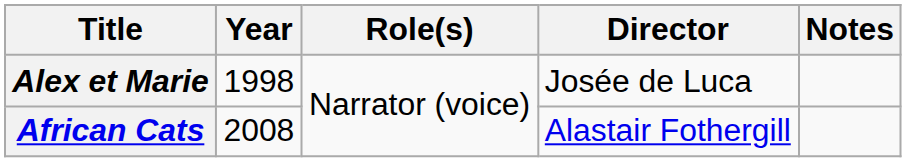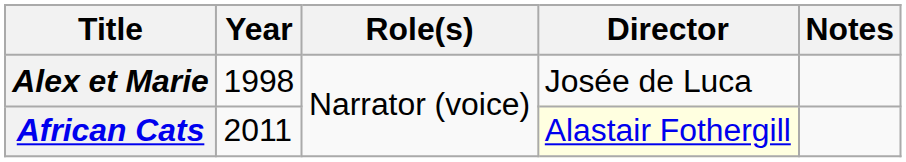(259, 130) 2008 -> (258, 130) 2011
(668, 130) no background -> (668, 130) lightyellow background
